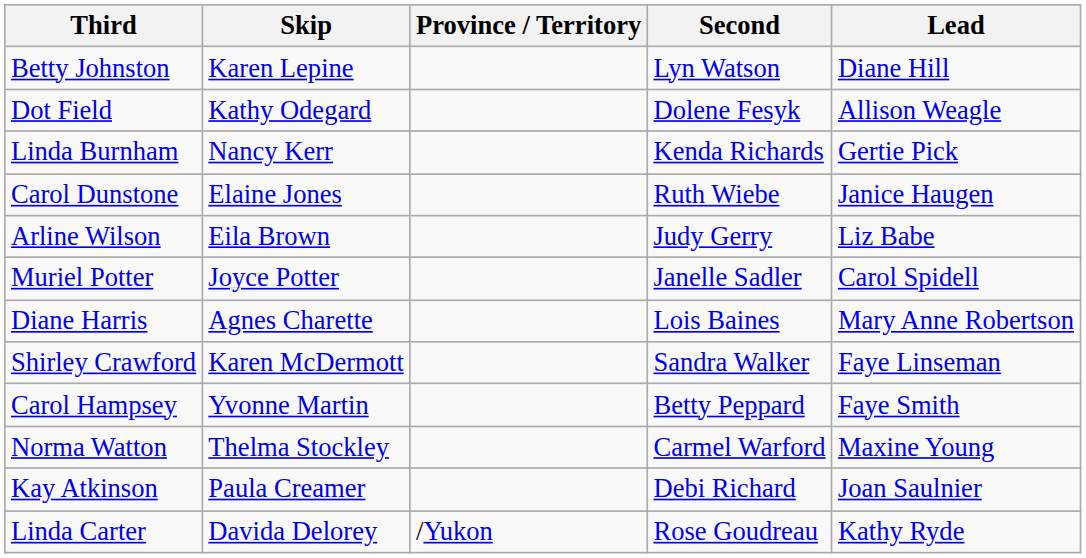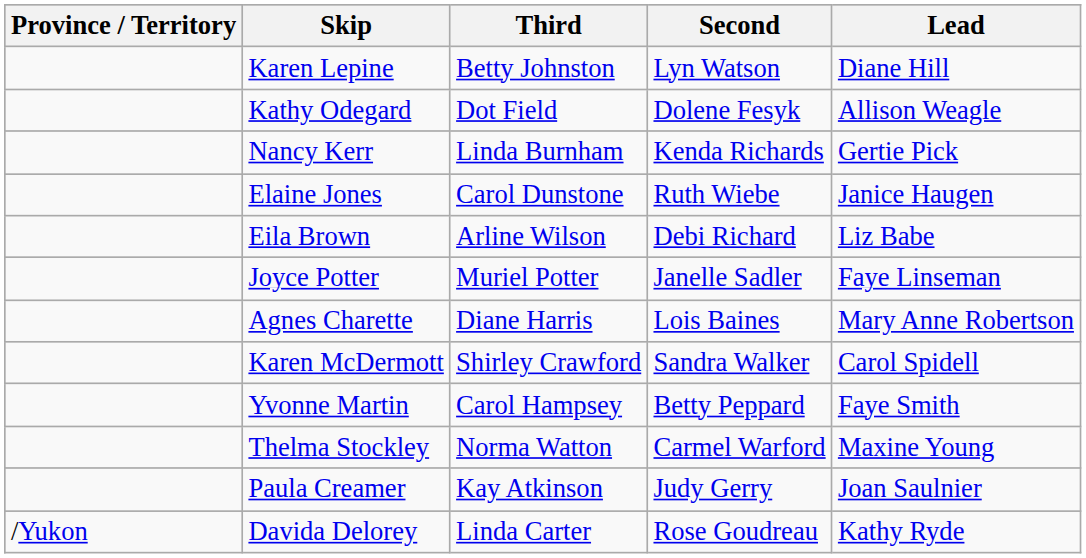columns swapped: (529, 25) <-> (104, 25)
(713, 236) Judy Gerry -> (725, 236) Debi Richard
(908, 278) Carol Spidell -> (919, 278) Faye Linseman
(919, 362) Faye Linseman -> (908, 362) Carol Spidell
(725, 488) Debi Richard -> (713, 488) Judy Gerry
